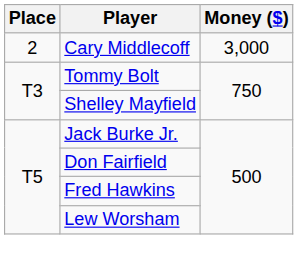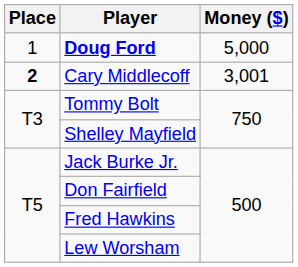+ row: (110, 47)
(32, 47) normal -> (32, 76) bold
(246, 47) 3,000 -> (246, 76) 3,001
